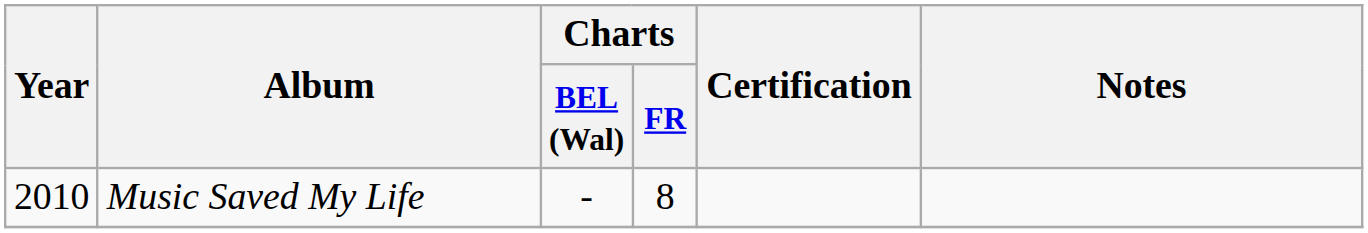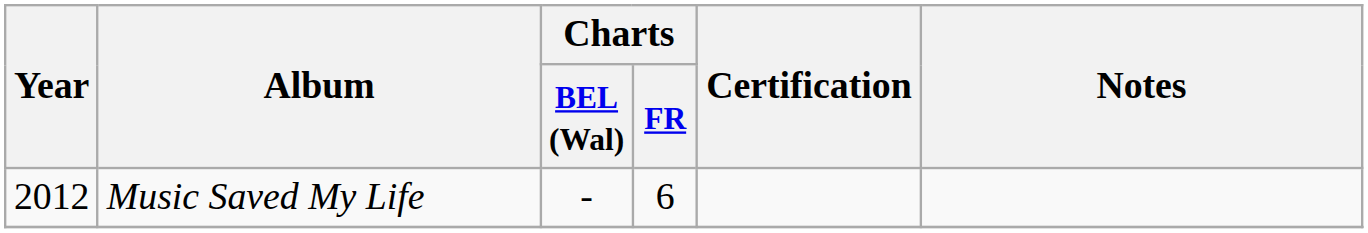(52, 196) 2010 -> (52, 196) 2012
(665, 196) 8 -> (665, 196) 6
